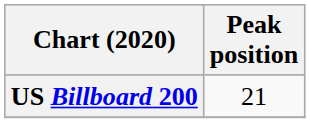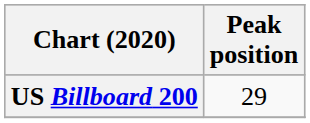(254, 95) 21 -> (254, 95) 29
